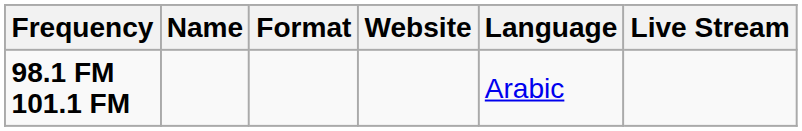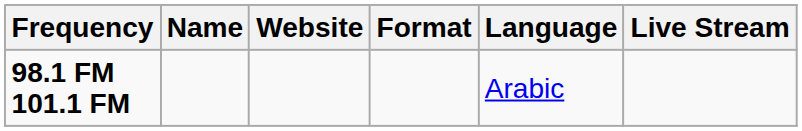columns swapped: (418, 28) <-> (304, 28)
